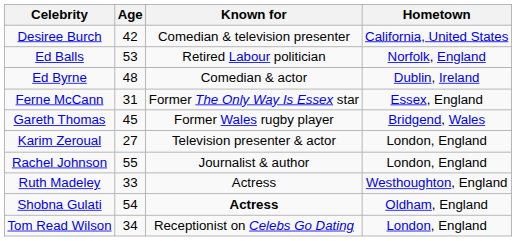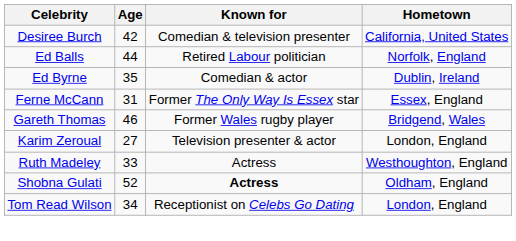(130, 57) 53 -> (130, 57) 44
(130, 78) 48 -> (130, 78) 35
(130, 120) 45 -> (130, 120) 46
- row: (60, 162)
(130, 204) 54 -> (130, 183) 52
